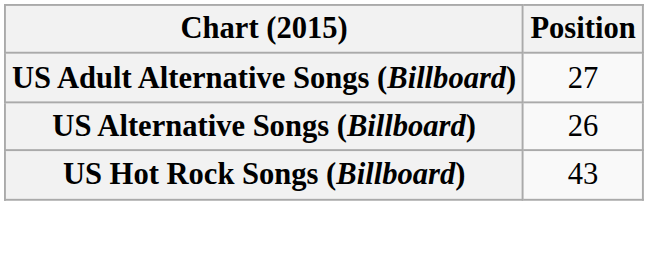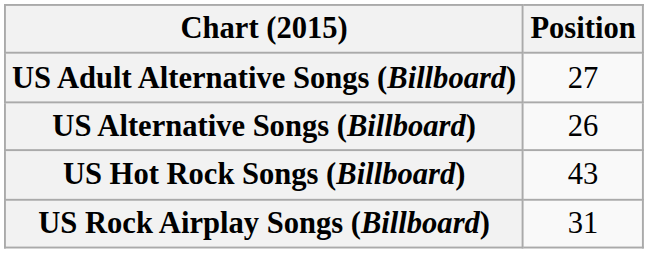+ row: (264, 222)
